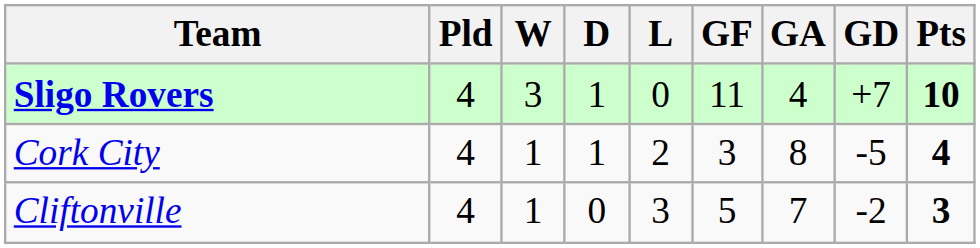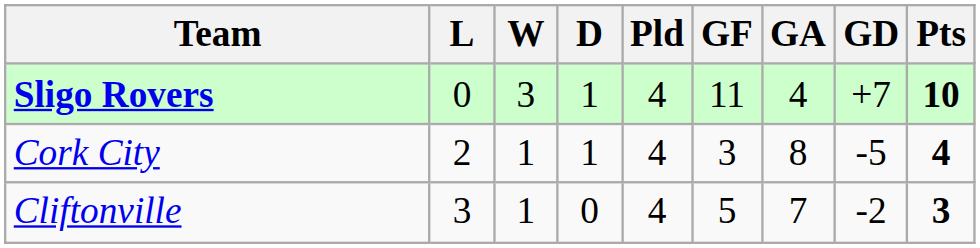columns swapped: (466, 34) <-> (661, 34)
